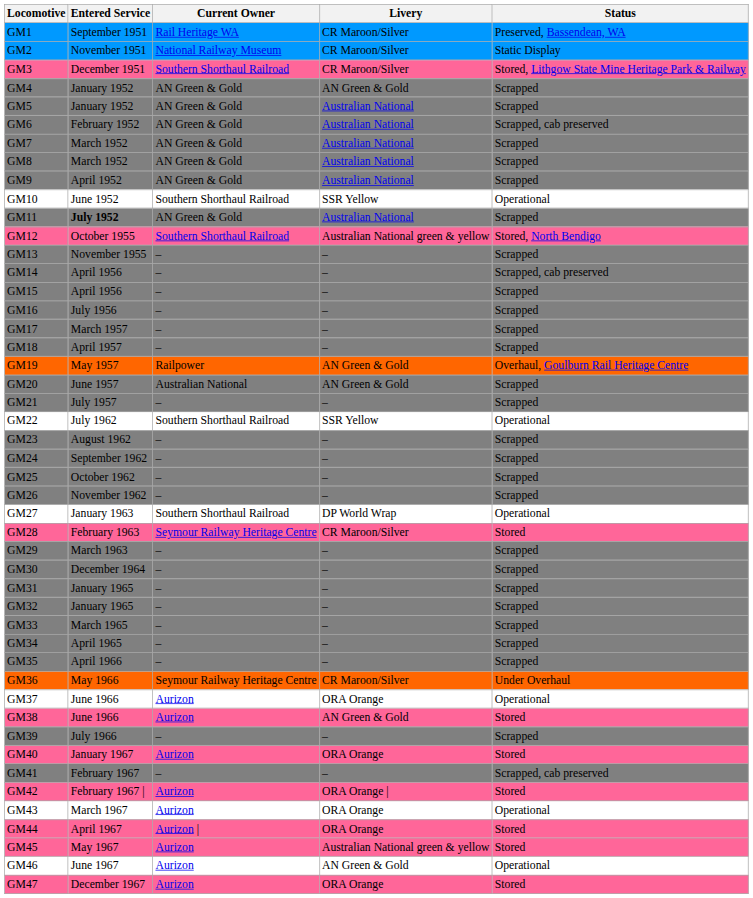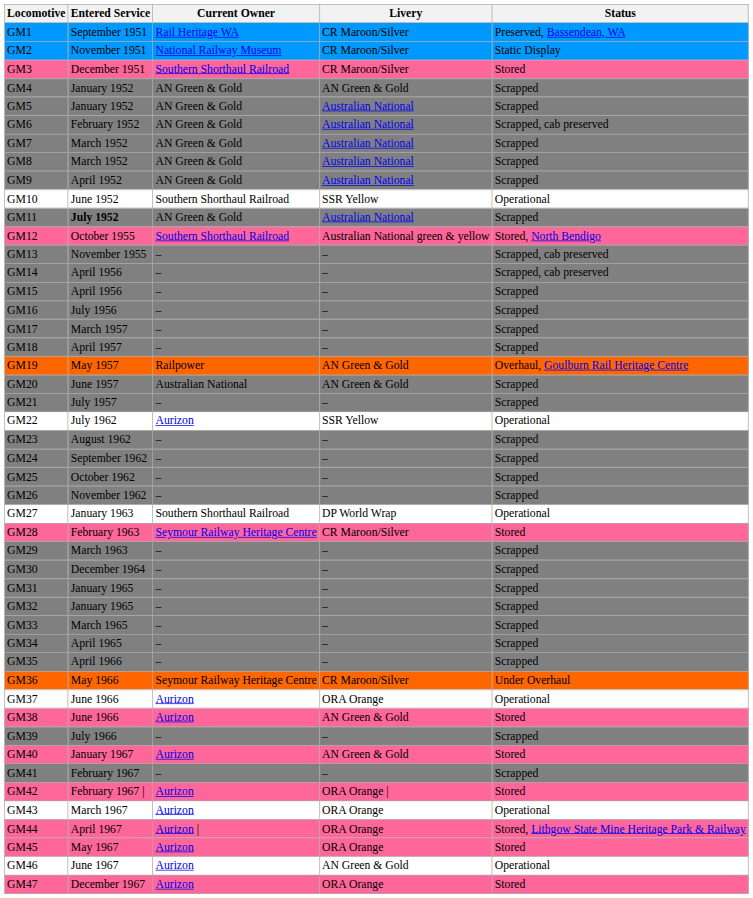(620, 69) Stored, Lithgow State Mine Heritage Park & Railway -> (510, 69) Stored
(517, 254) Scrapped -> (552, 254) Scrapped, cab preserved
(222, 421) Southern Shorthaul Railroad -> (175, 421) Aurizon
(353, 754) ORA Orange -> (365, 754) AN Green & Gold
(552, 773) Scrapped, cab preserved -> (517, 773) Scrapped
(510, 828) Stored -> (620, 828) Stored, Lithgow State Mine Heritage Park & Railway
(406, 847) Australian National green & yellow -> (353, 847) ORA Orange
